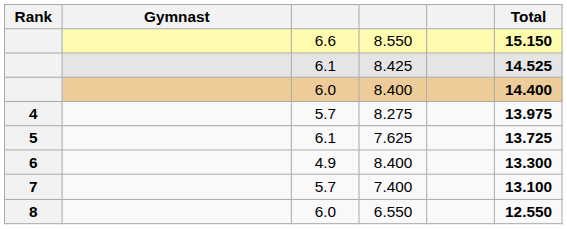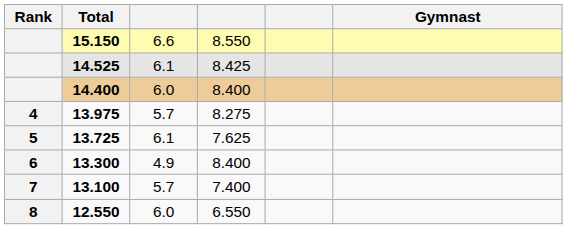columns swapped: (177, 17) <-> (529, 17)
